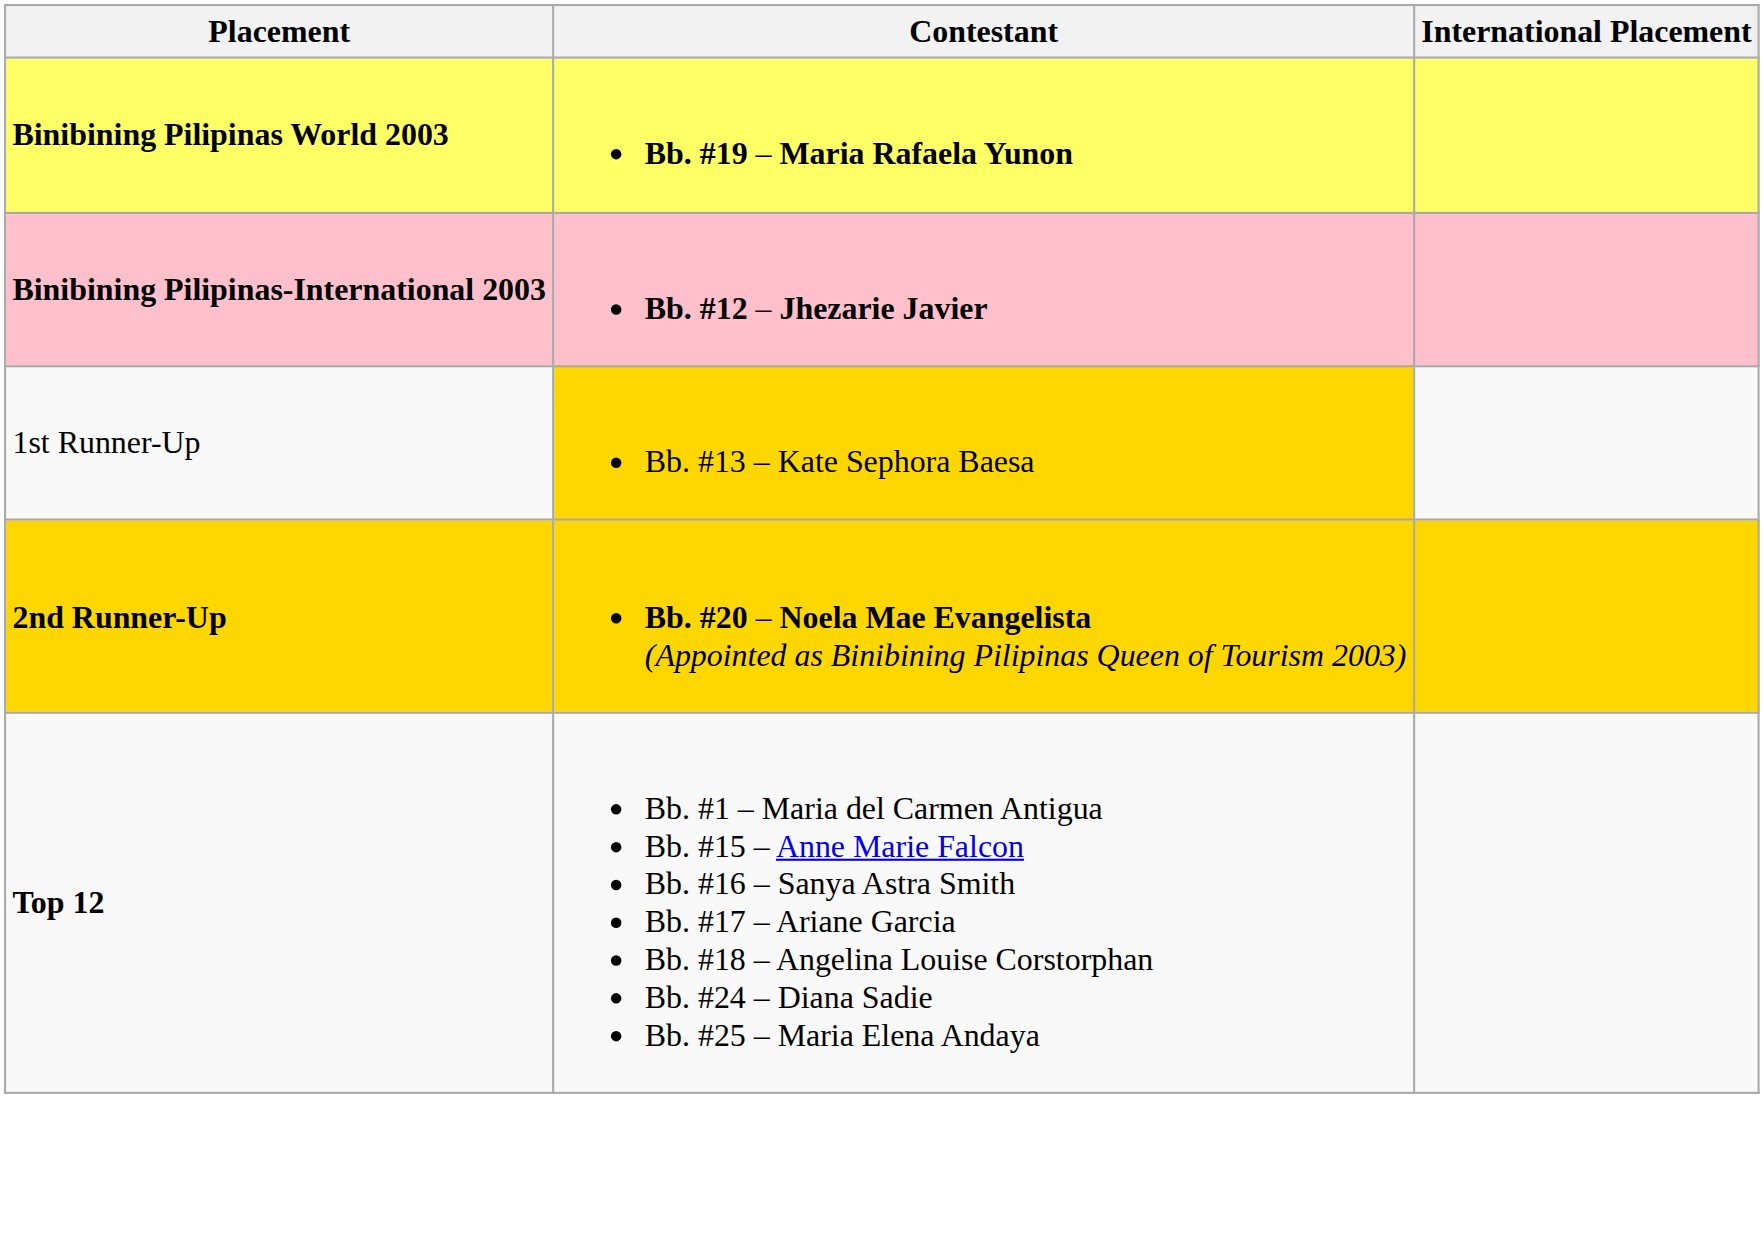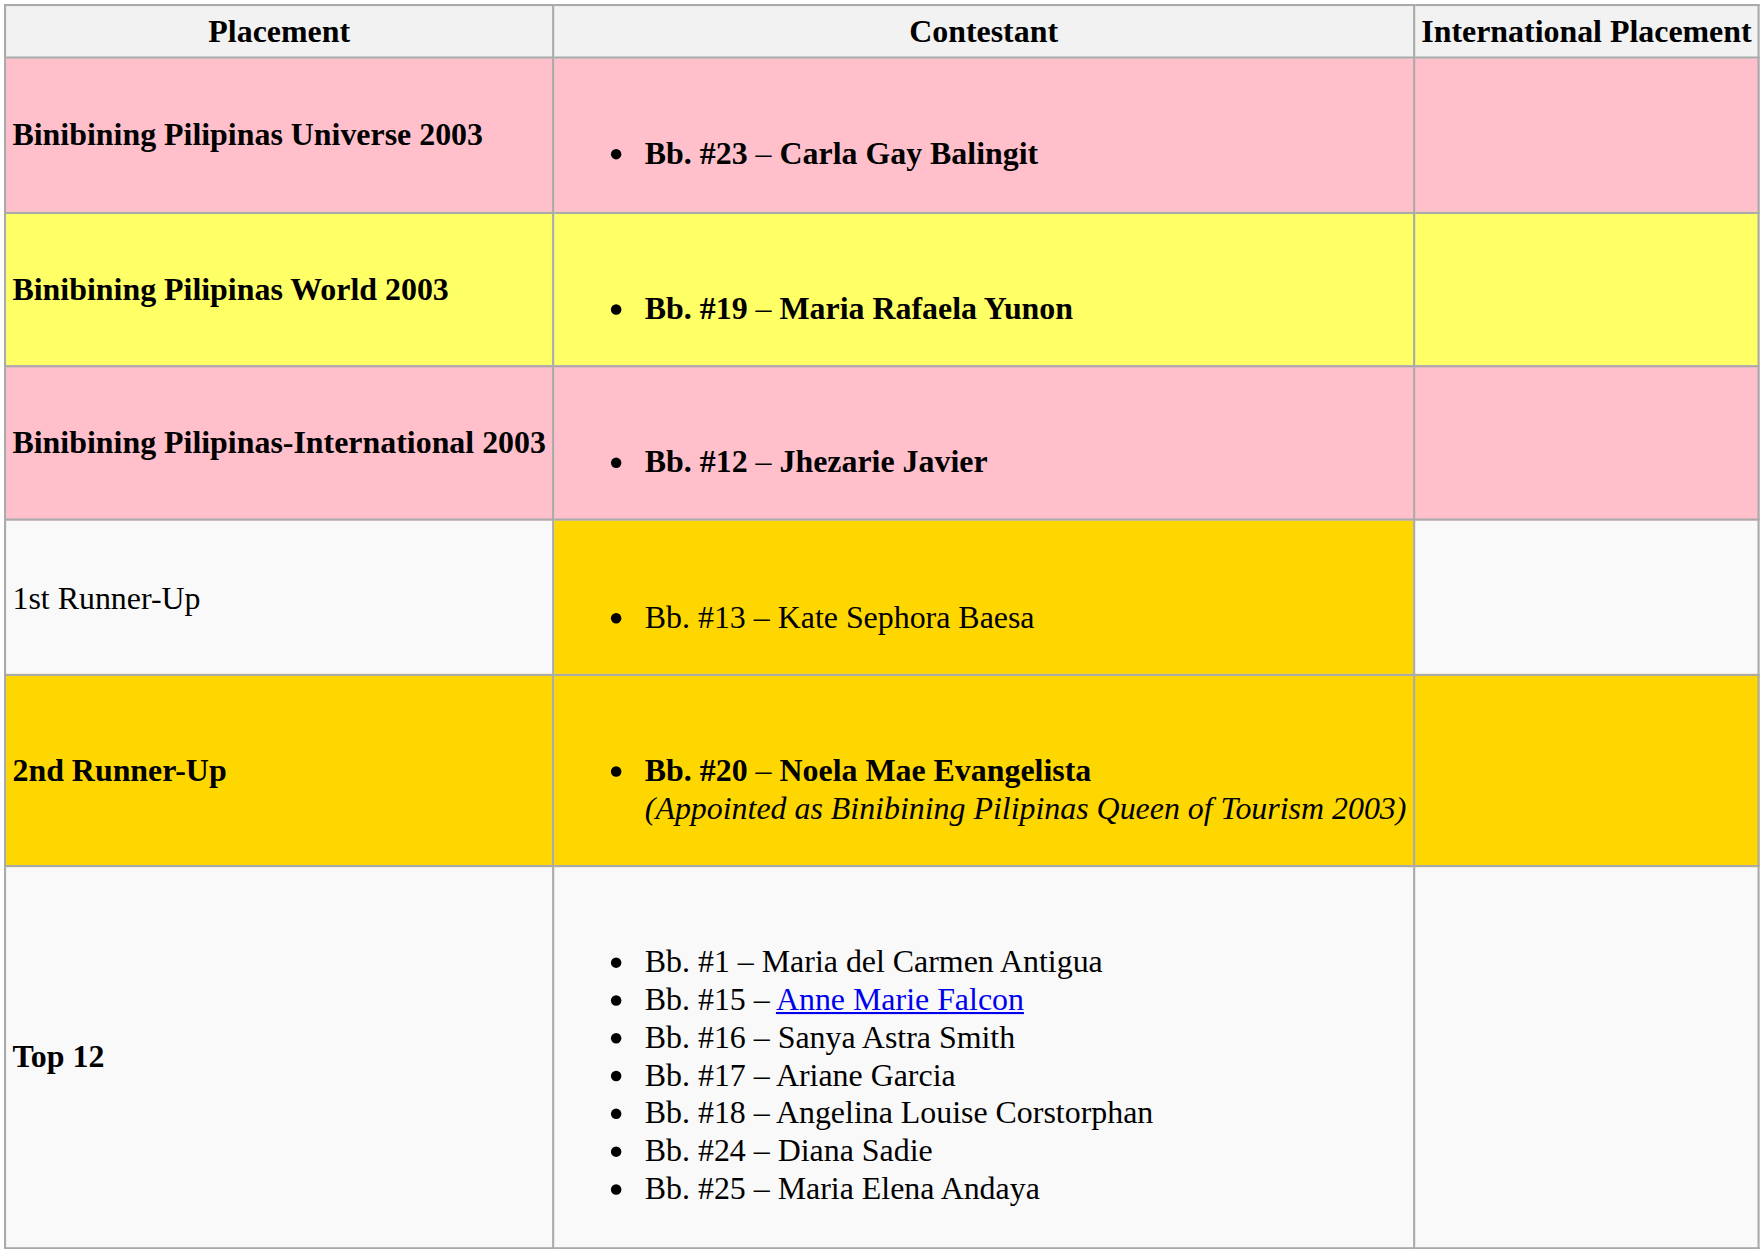+ row: (248, 134)
